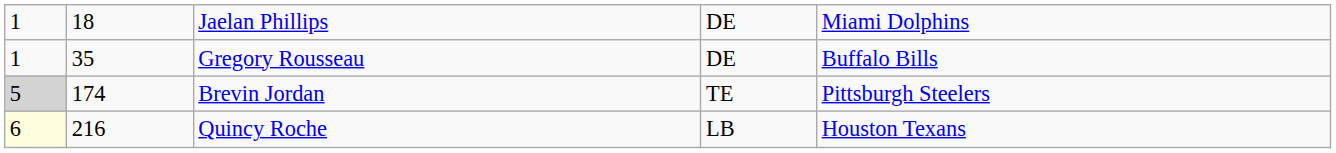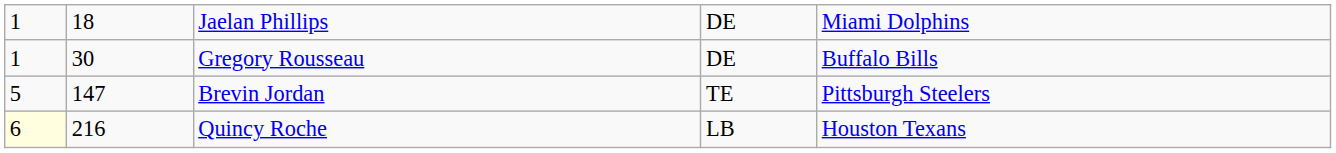(83, 57) 35 -> (83, 57) 30
(15, 93) lightgrey background -> (15, 93) no background
(89, 93) 174 -> (89, 93) 147
